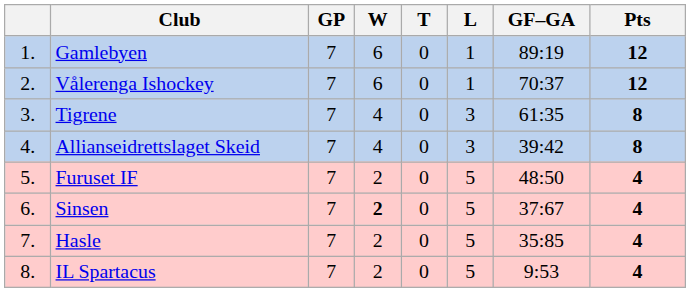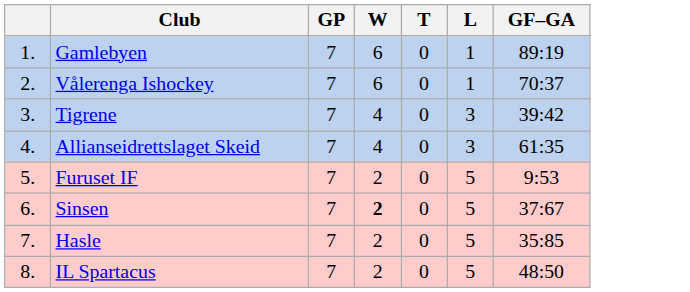- column: (637, 20)
(541, 114) 61:35 -> (541, 114) 39:42
(541, 146) 39:42 -> (541, 146) 61:35
(541, 177) 48:50 -> (541, 177) 9:53
(541, 271) 9:53 -> (541, 271) 48:50
